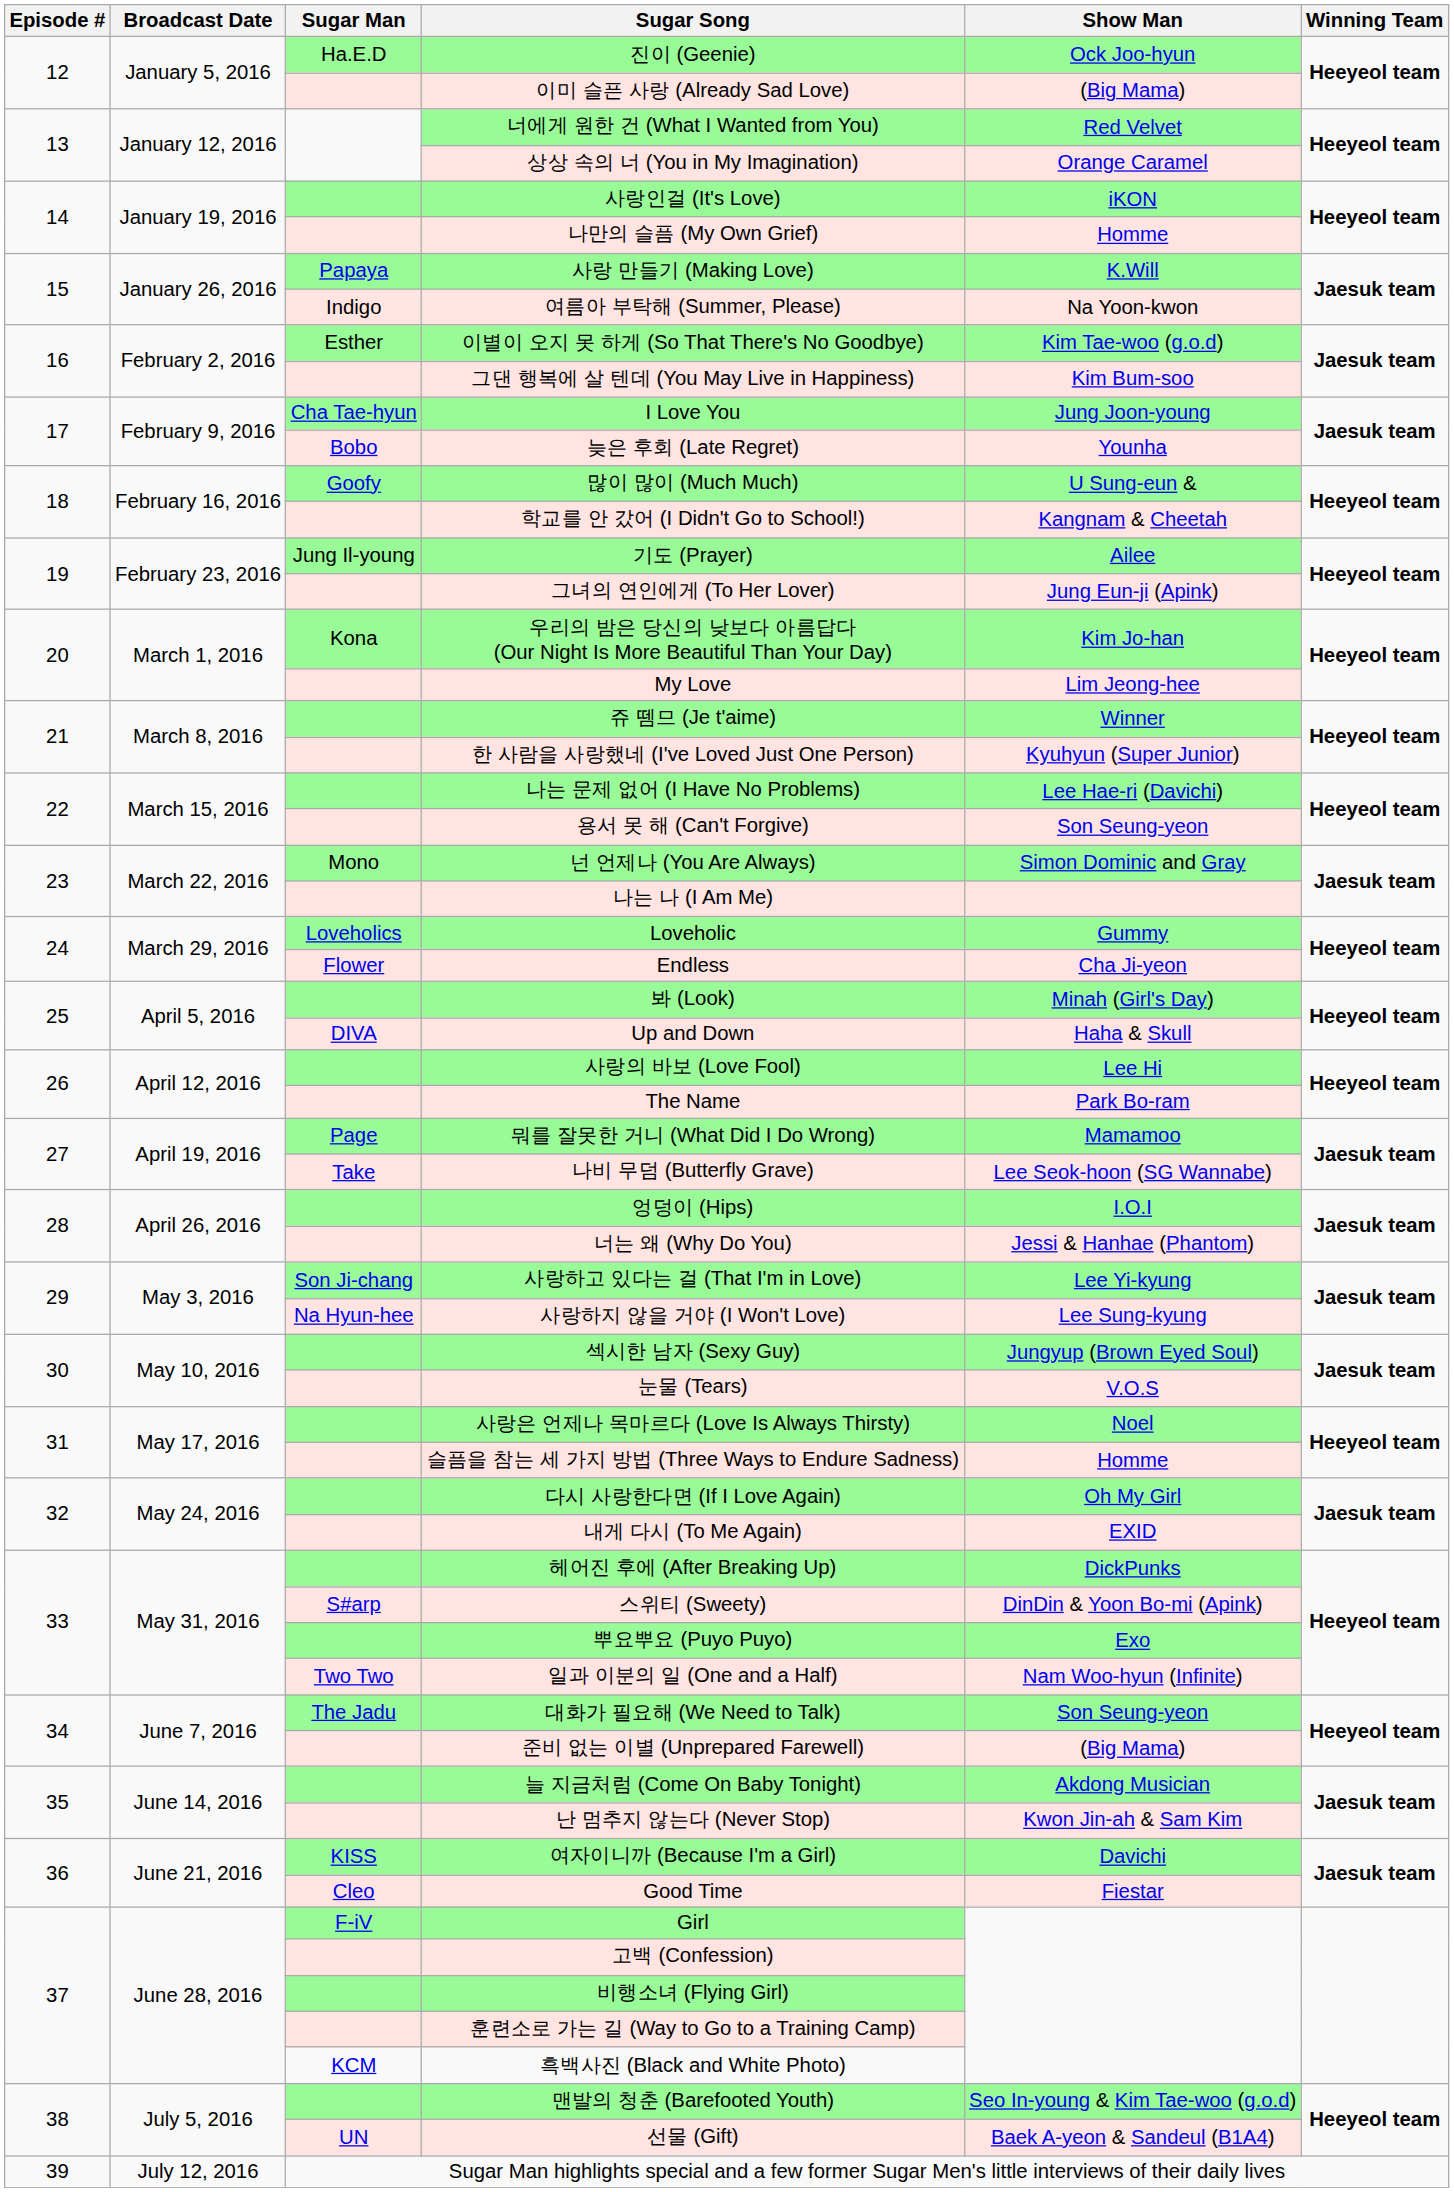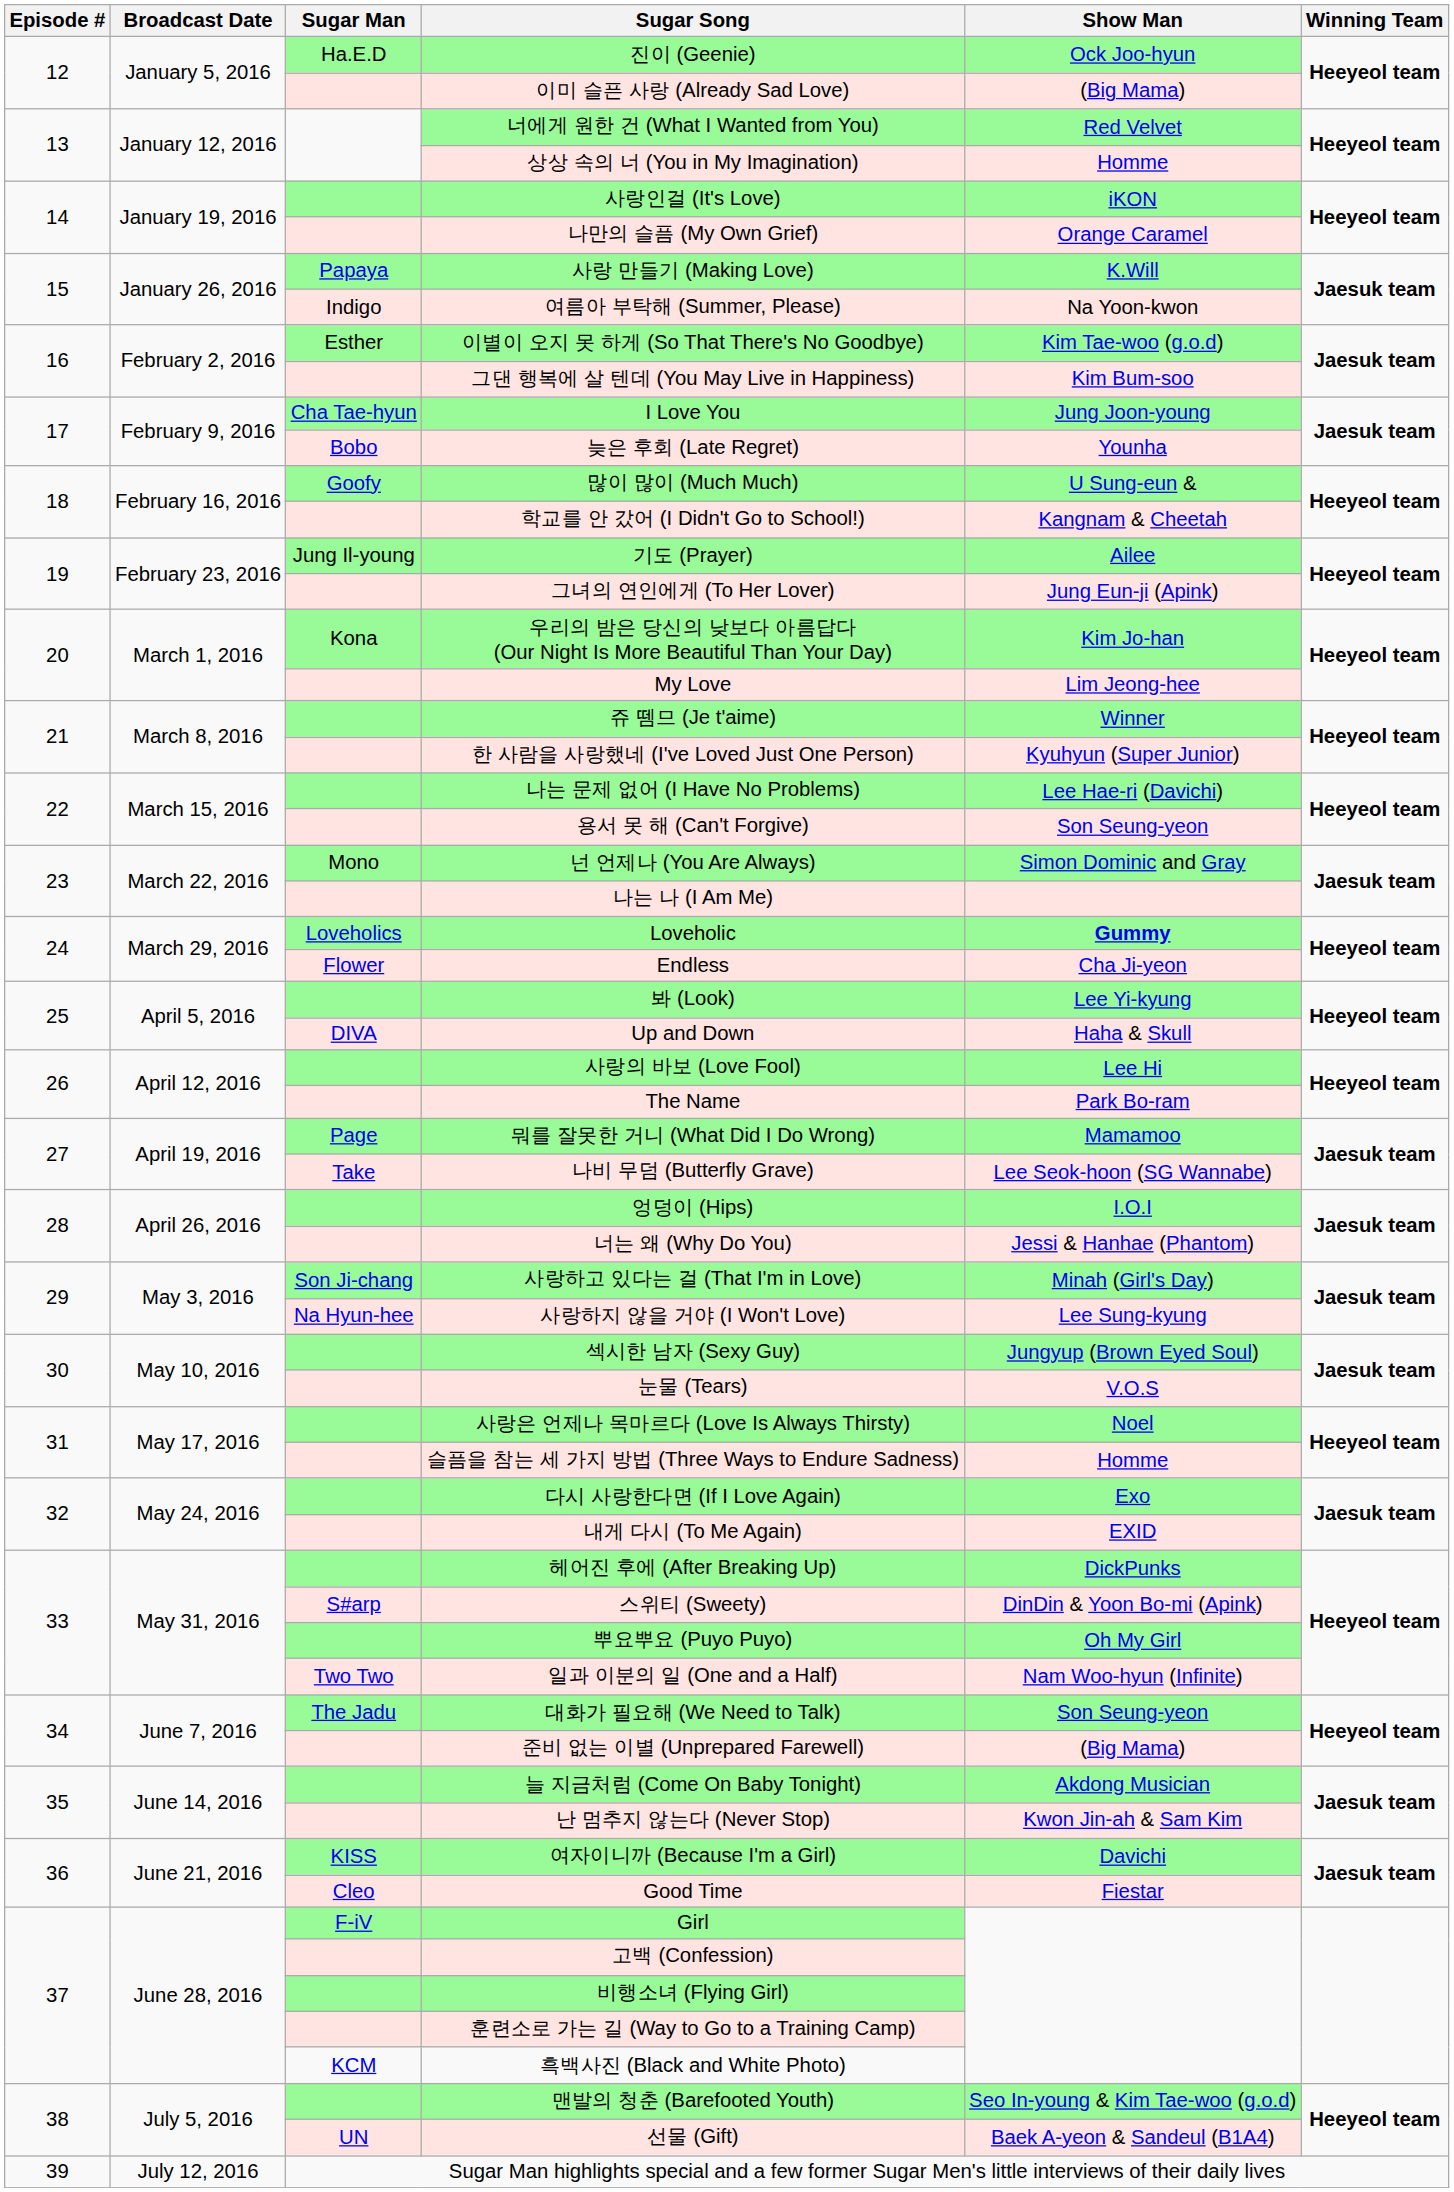(1133, 162) Orange Caramel -> (1133, 162) Homme
(1133, 234) Homme -> (1133, 234) Orange Caramel
(1133, 932) normal -> (1133, 932) bold
(1133, 999) Minah (Girl's Day) -> (1133, 999) Lee Yi-kyung
(1133, 1279) Lee Yi-kyung -> (1133, 1279) Minah (Girl's Day)
(1133, 1496) Oh My Girl -> (1133, 1496) Exo
(1133, 1640) Exo -> (1133, 1640) Oh My Girl
